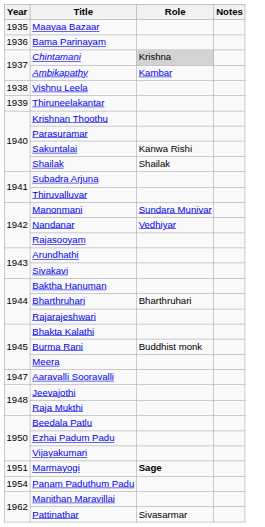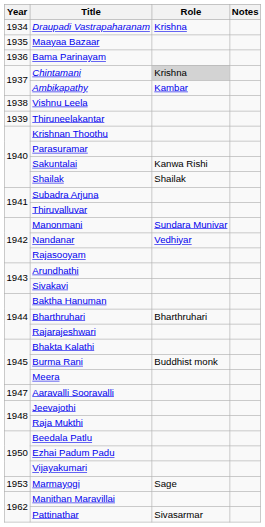+ row: (91, 27)
(17, 468) 1951 -> (17, 484) 1953
(150, 468) bold -> (166, 484) normal
- row: (83, 484)
